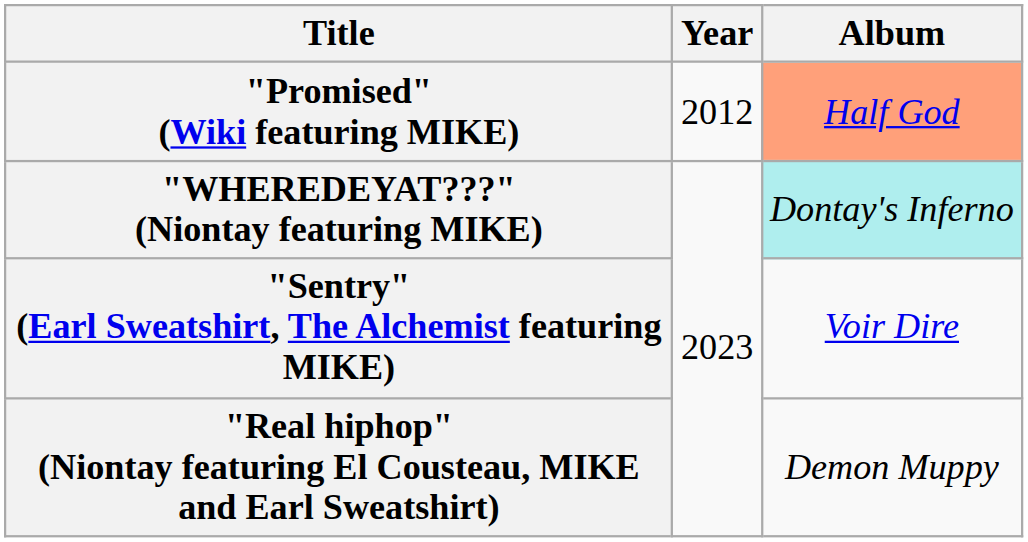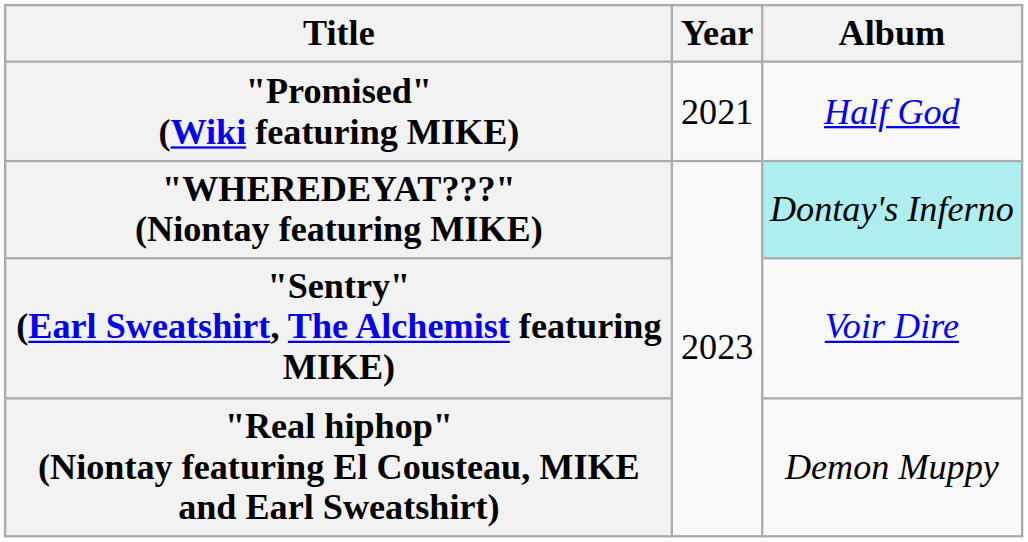(717, 110) 2012 -> (717, 110) 2021
(892, 110) lightsalmon background -> (892, 110) no background
